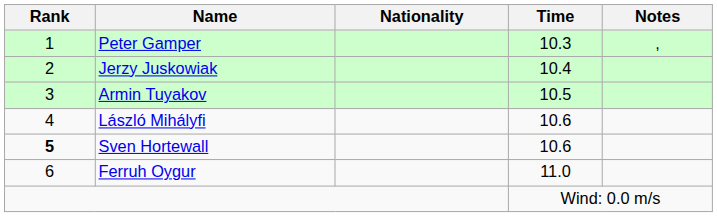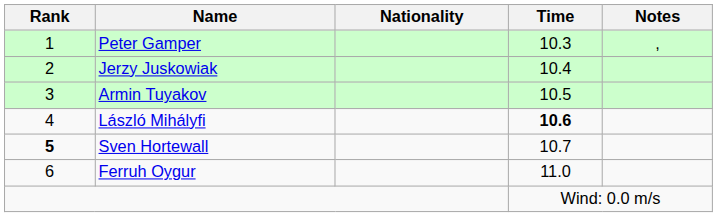(555, 120) normal -> (555, 120) bold
(555, 146) 10.6 -> (555, 146) 10.7
